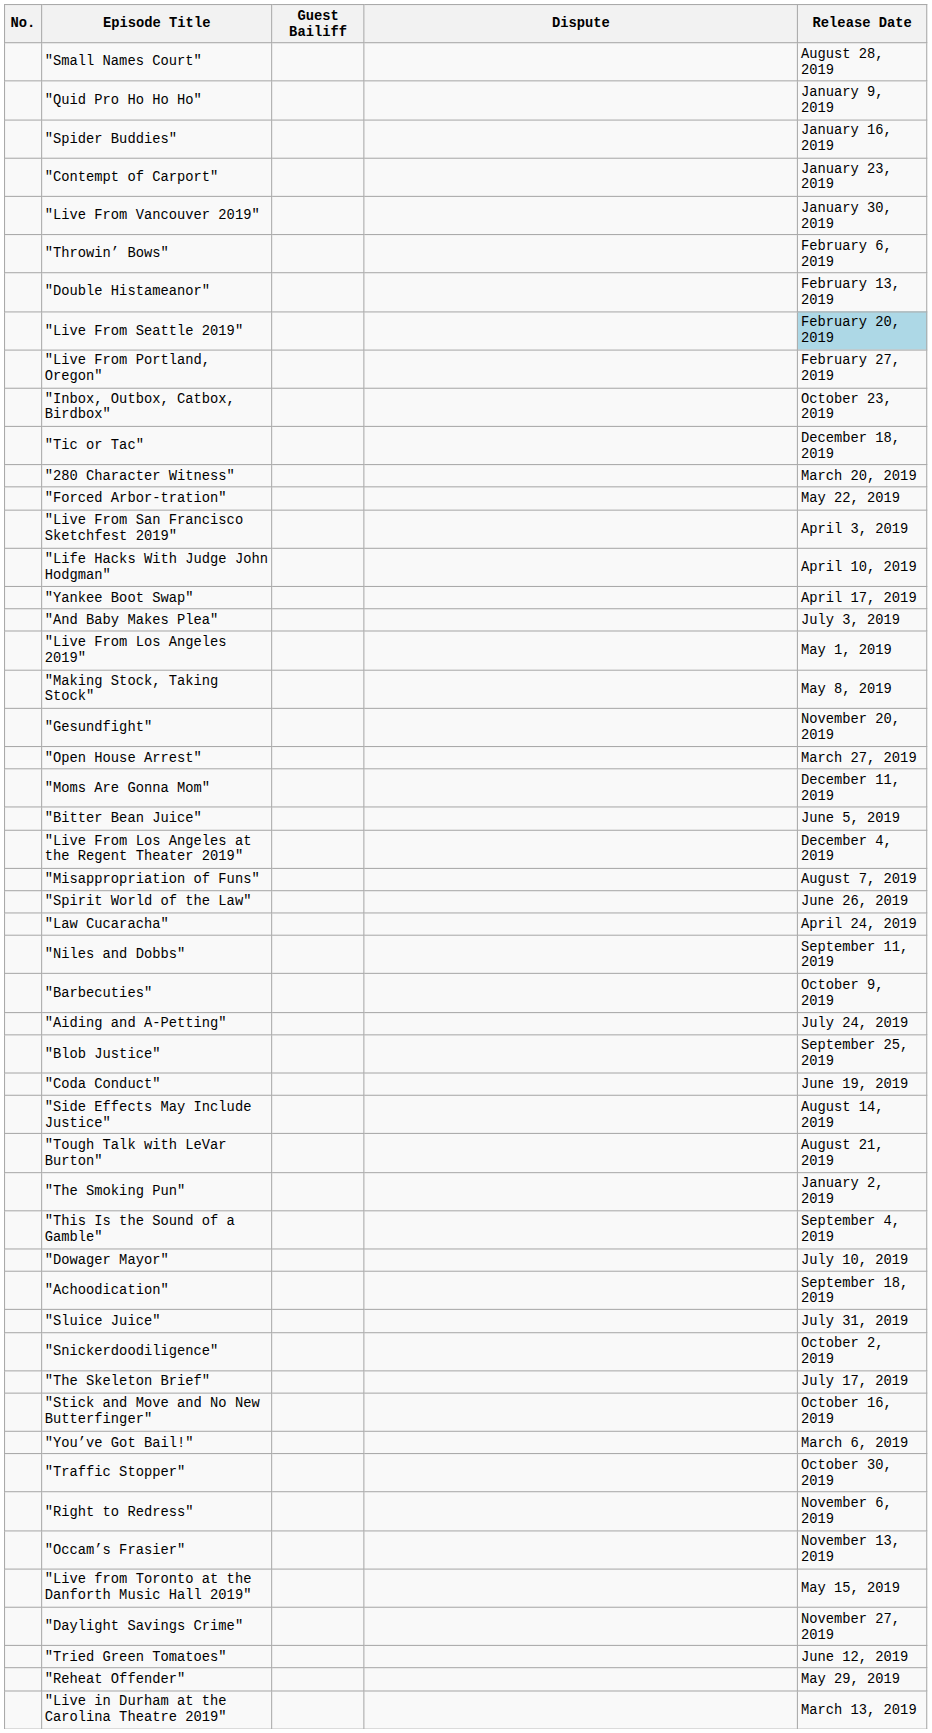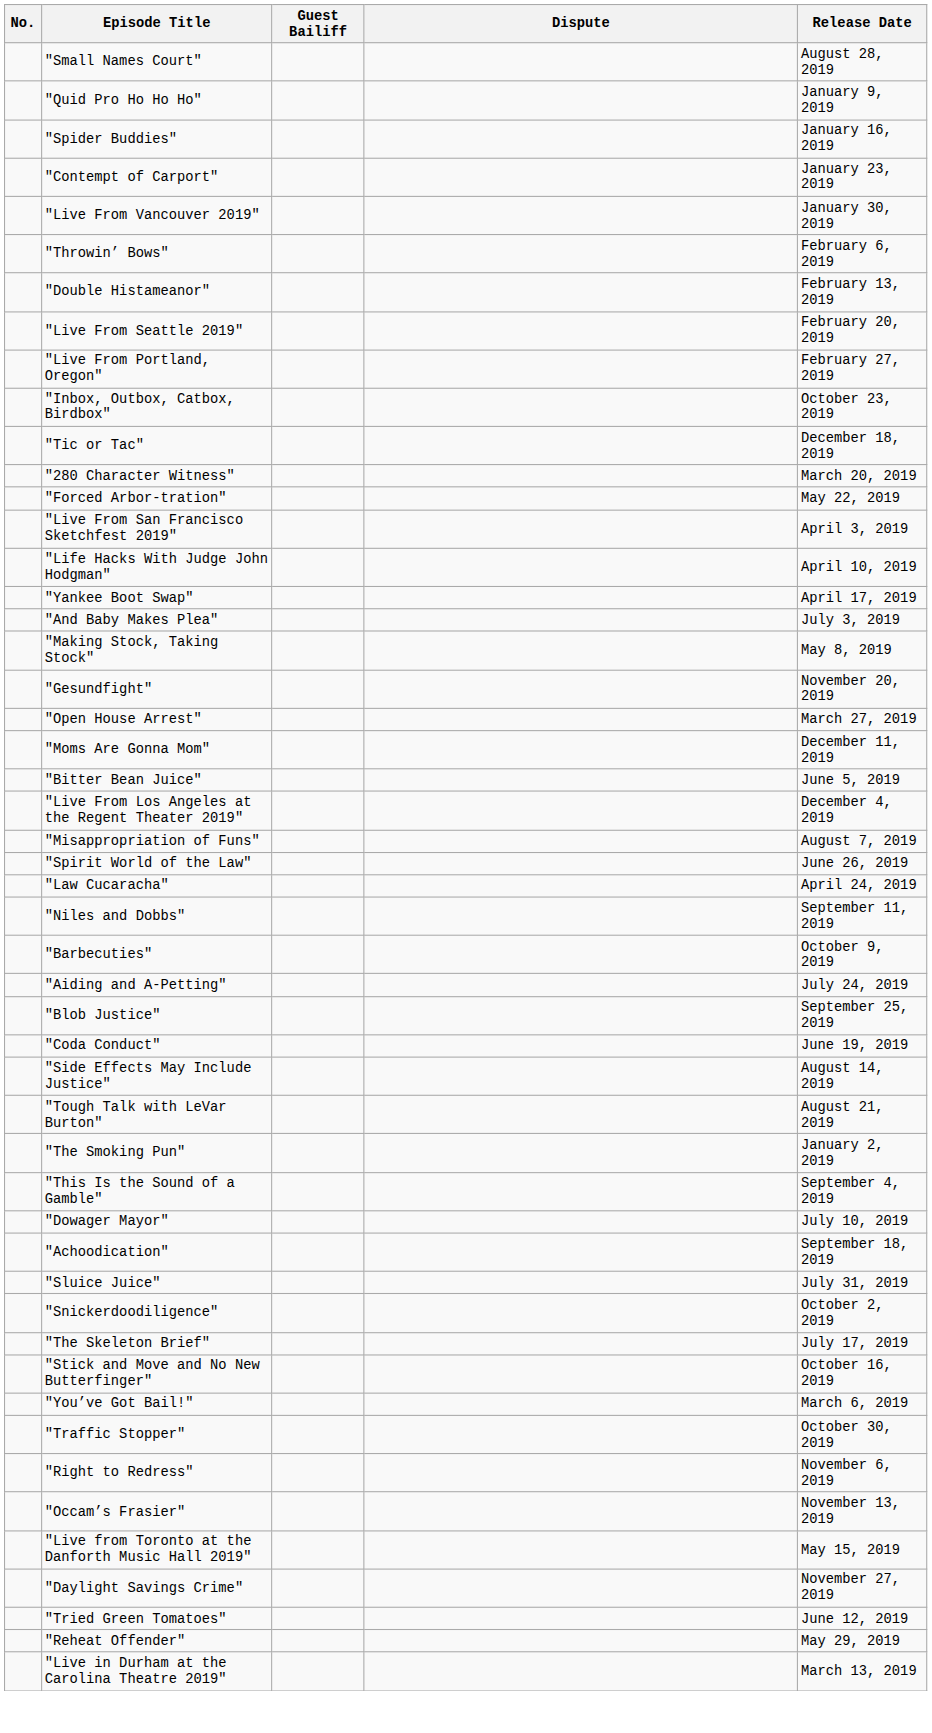(851, 331) lightblue background -> (851, 331) no background
- row: (136, 651)
